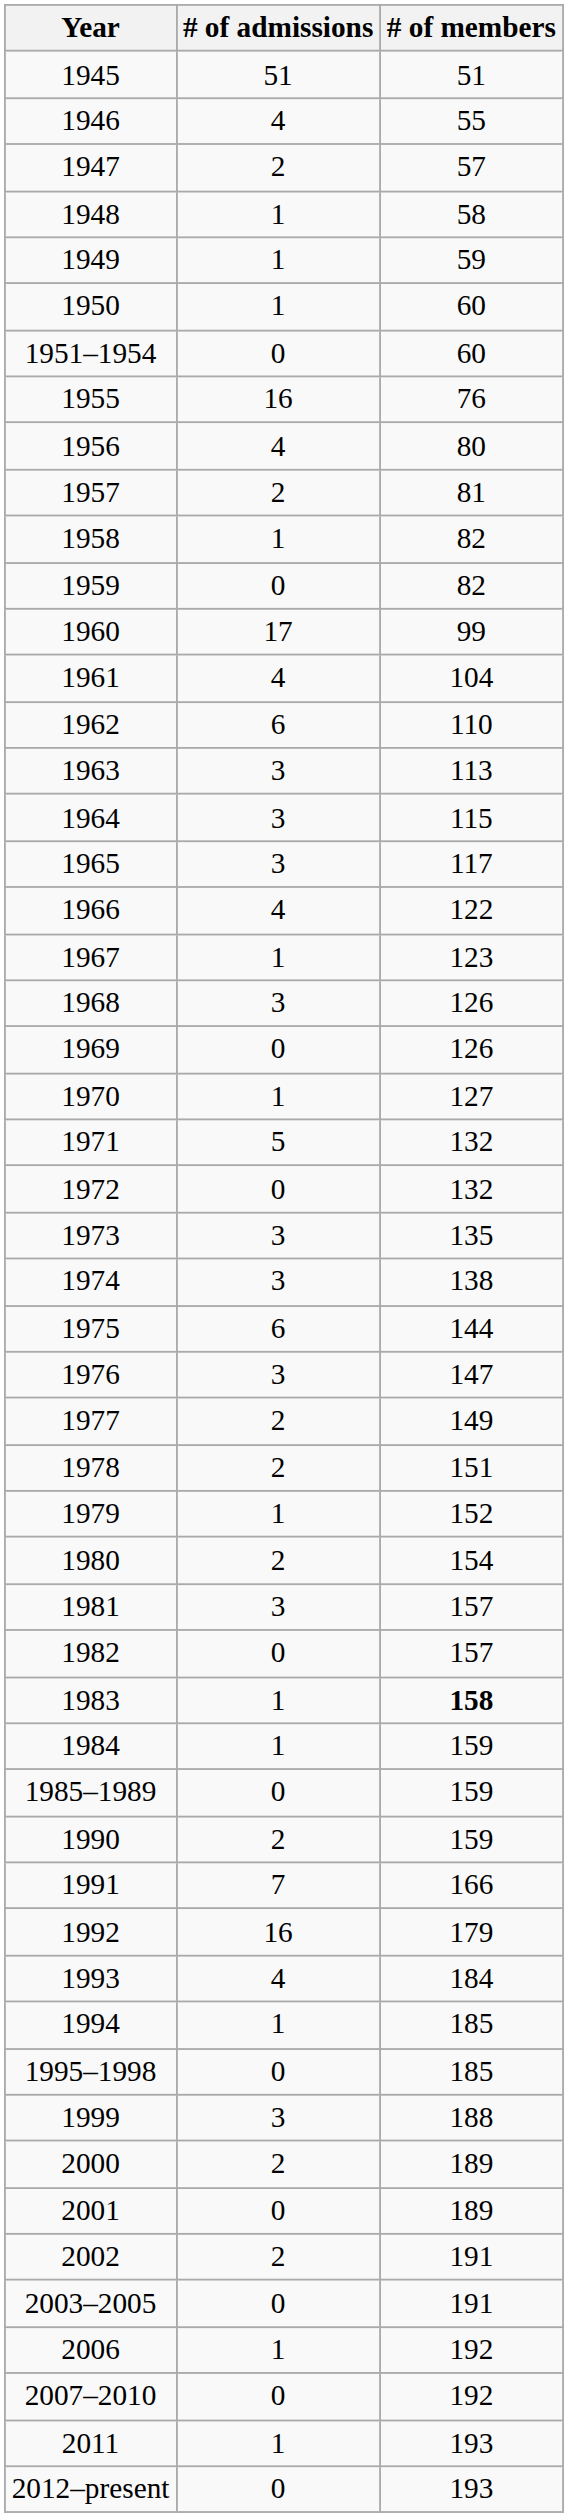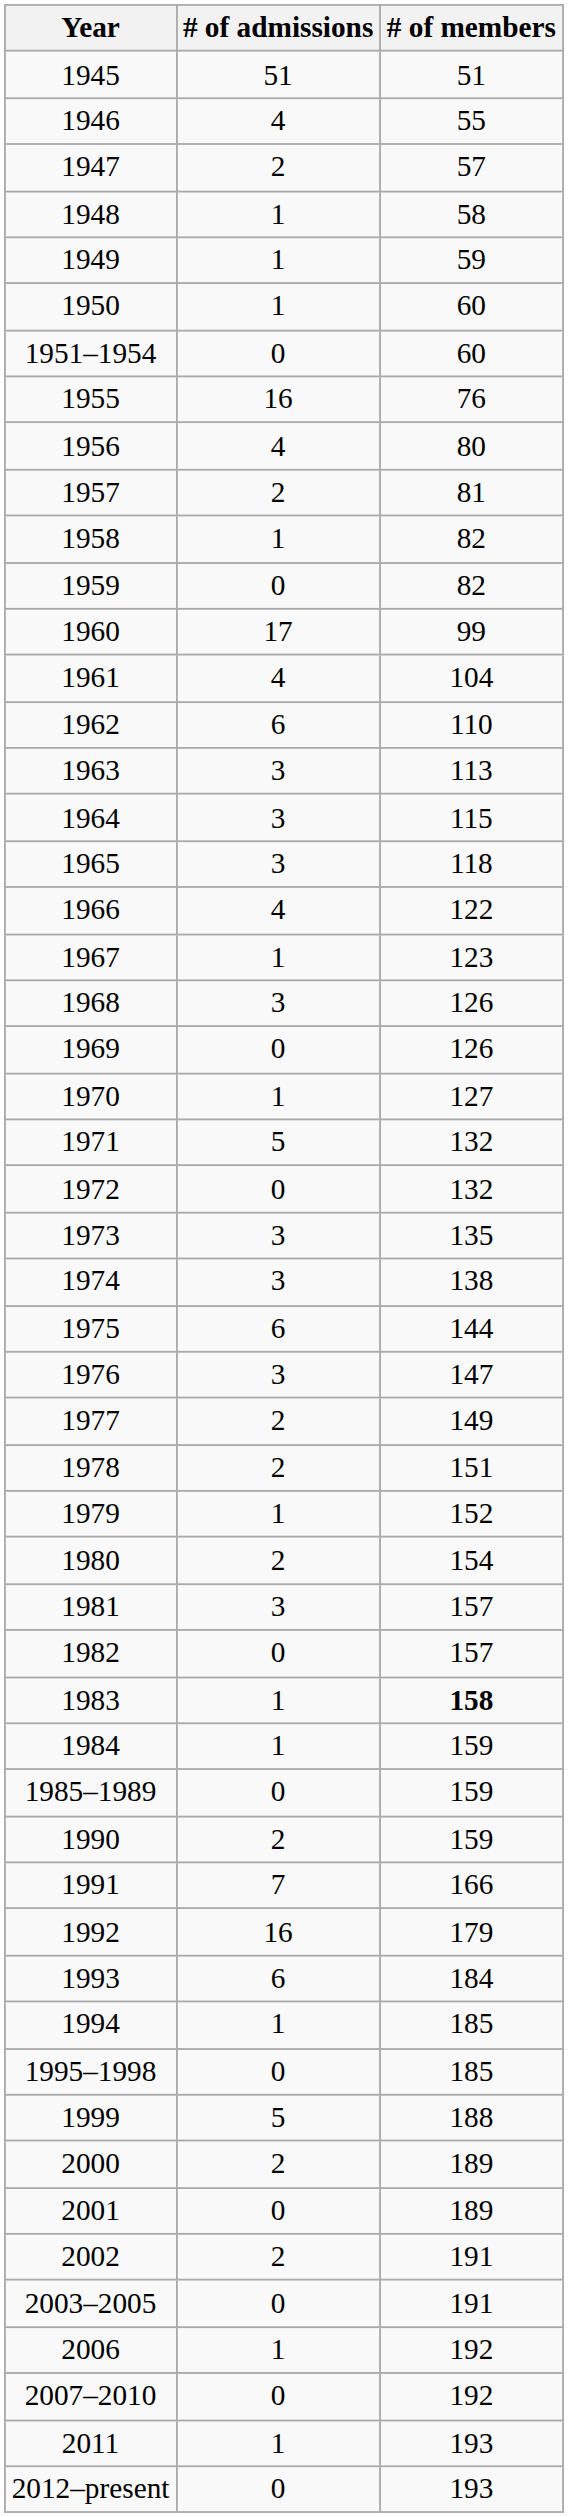(471, 863) 117 -> (471, 863) 118
(278, 1978) 4 -> (278, 1978) 6
(278, 2117) 3 -> (278, 2117) 5
